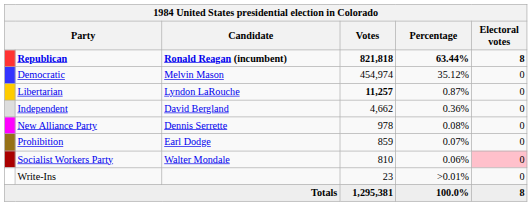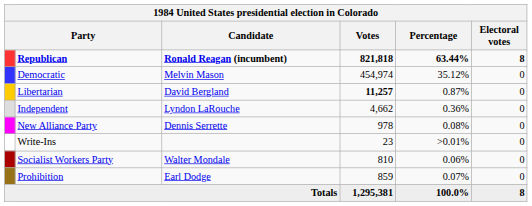(202, 92) Lyndon LaRouche -> (196, 92) David Bergland
(196, 109) David Bergland -> (202, 109) Lyndon LaRouche
rows swapped: (40, 142) <-> (37, 176)
(522, 159) pink background -> (522, 159) no background
